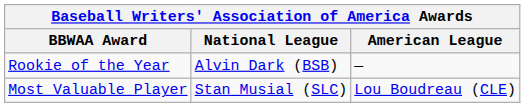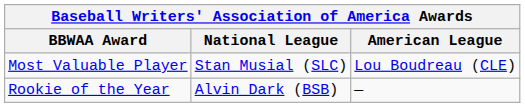rows swapped: (89, 65) <-> (98, 90)
